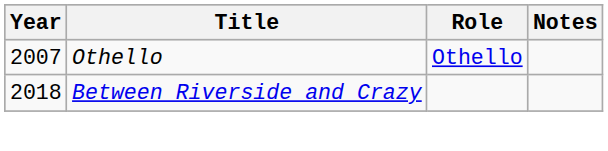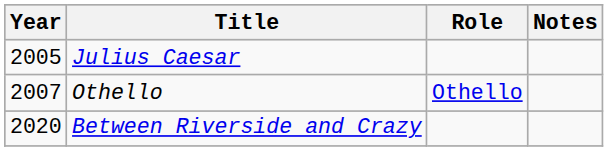+ row: (156, 58)
(36, 93) 2018 -> (36, 128) 2020
